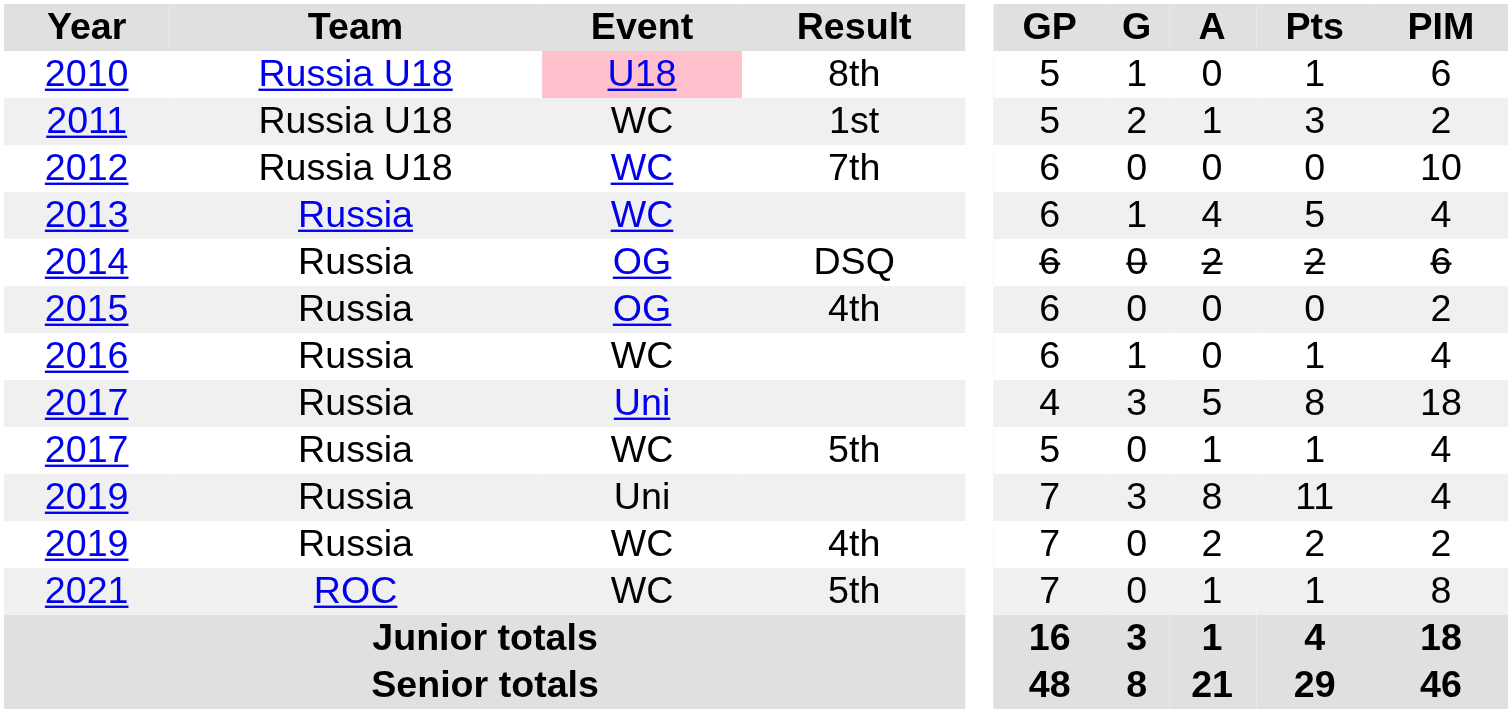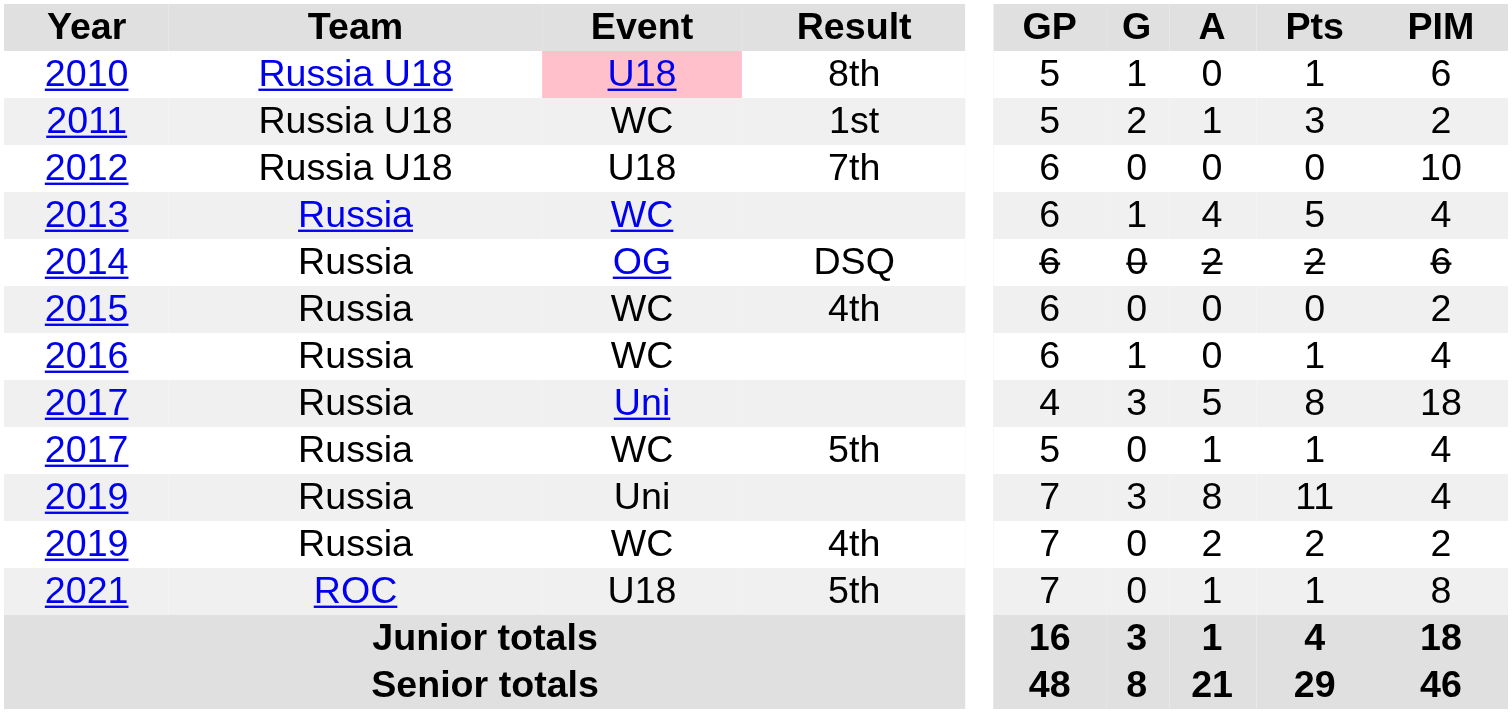(642, 167) WC -> (642, 167) U18
(642, 308) OG -> (642, 308) WC
(642, 590) WC -> (642, 590) U18
